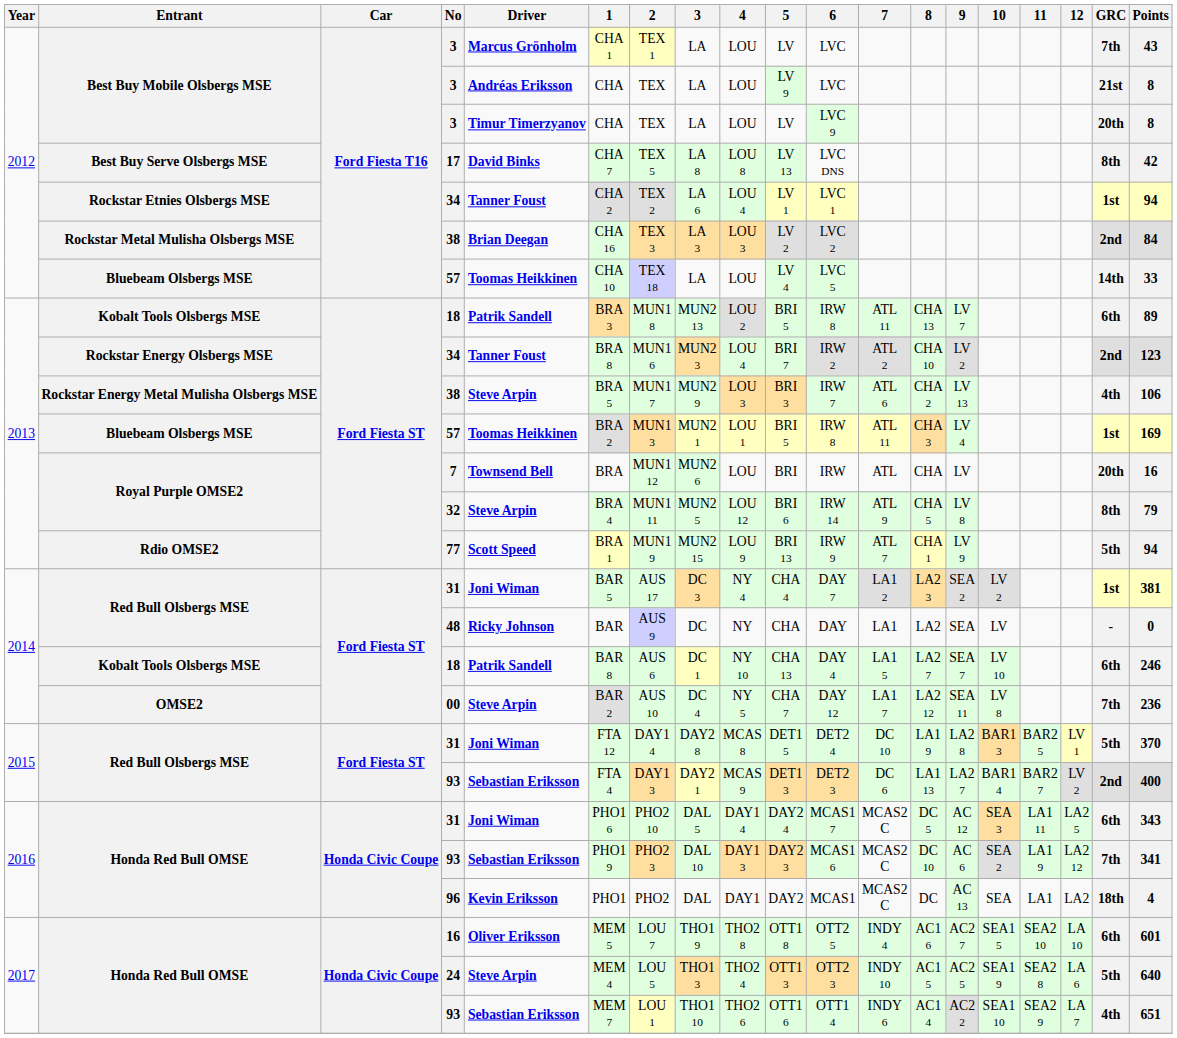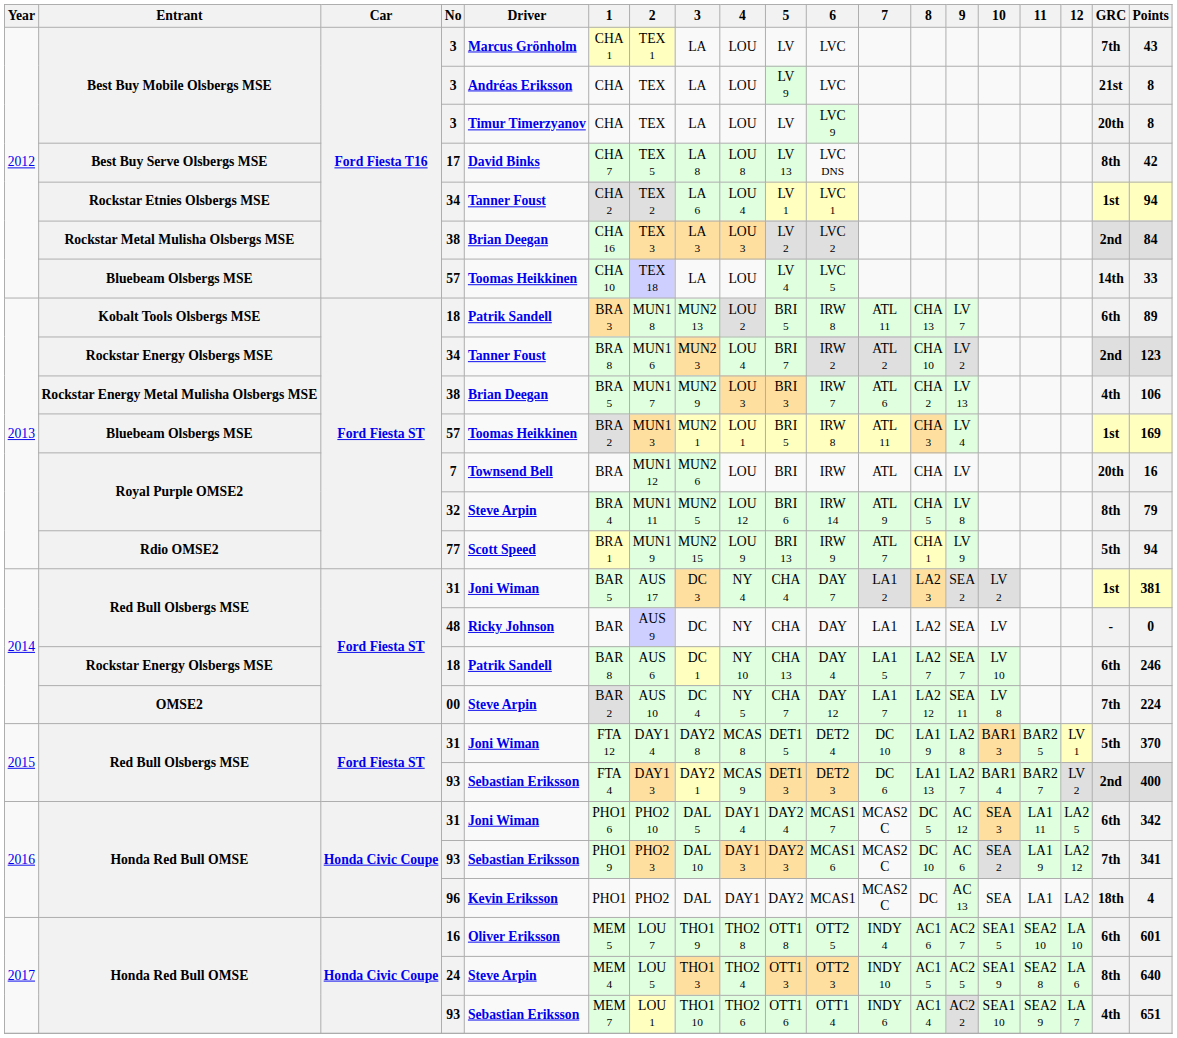(502, 395) Steve Arpin -> (508, 395) Brian Deegan
(179, 666) Kobalt Tools Olsbergs MSE -> (179, 666) Rockstar Energy Olsbergs MSE
(1151, 704) 236 -> (1151, 704) 224
(1151, 821) 343 -> (1151, 821) 342
(1111, 975) 5th -> (1111, 975) 8th
